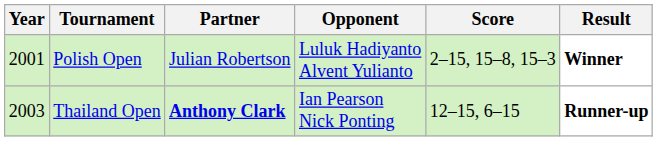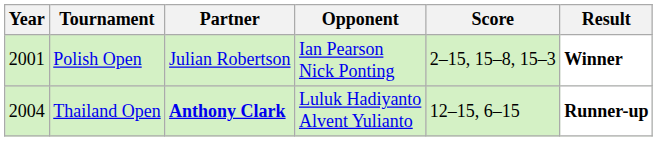(360, 60) Luluk Hadiyanto Alvent Yulianto -> (347, 60) Ian Pearson Nick Ponting
(27, 110) 2003 -> (27, 110) 2004
(347, 110) Ian Pearson Nick Ponting -> (360, 110) Luluk Hadiyanto Alvent Yulianto
